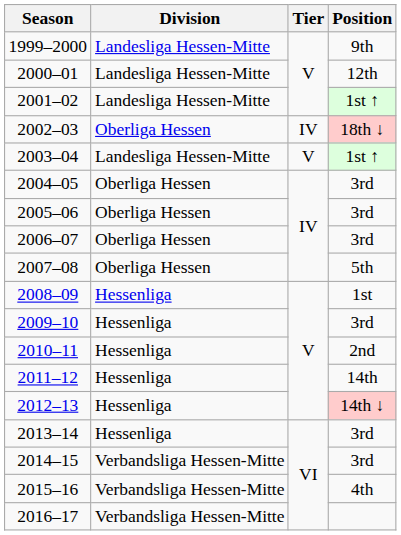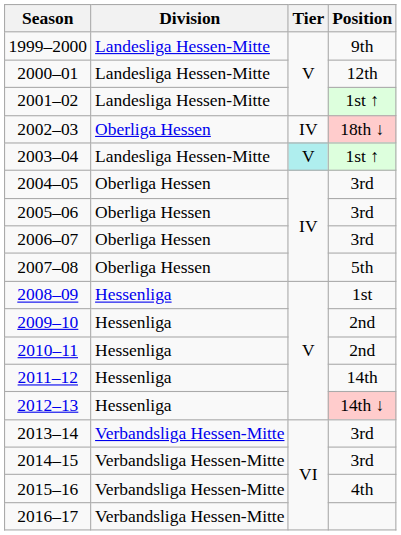(308, 156) no background -> (308, 156) paleturquoise background
(362, 322) 3rd -> (362, 322) 2nd
(133, 433) Hessenliga -> (190, 433) Verbandsliga Hessen-Mitte
